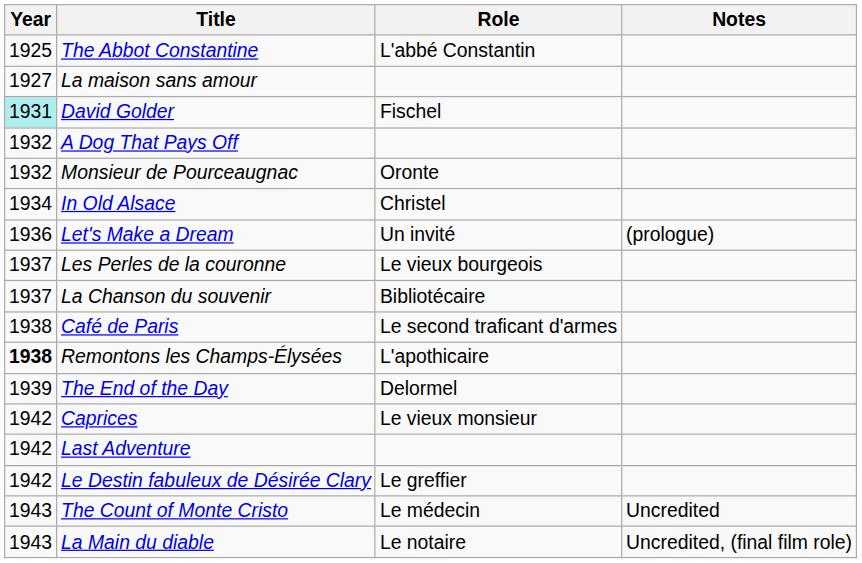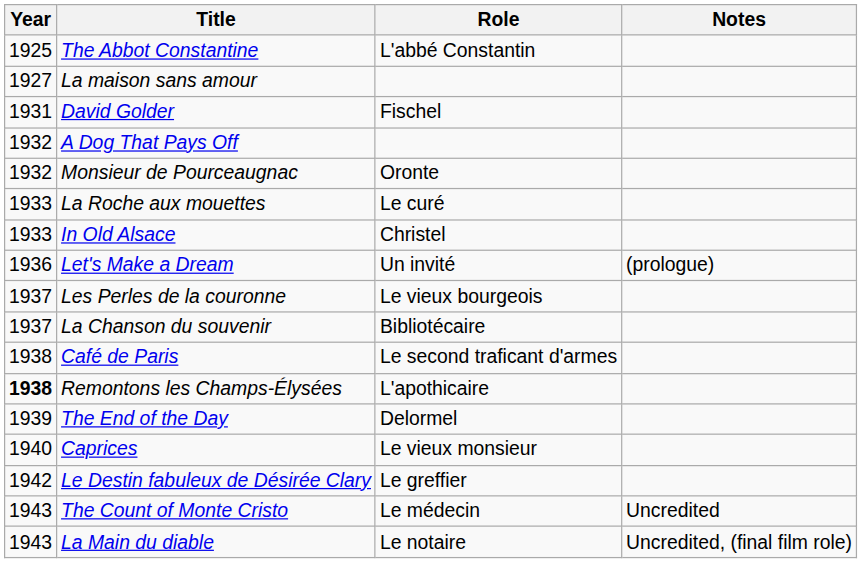(31, 111) paleturquoise background -> (31, 111) no background
+ row: (163, 204)
(31, 204) 1934 -> (31, 234) 1933
(31, 419) 1942 -> (31, 449) 1940
- row: (126, 449)
